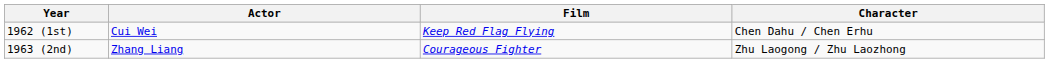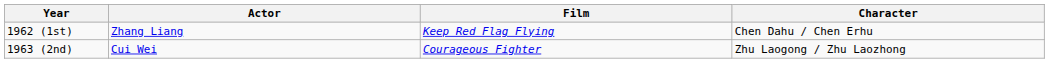(134, 31) Cui Wei -> (147, 31) Zhang Liang
(147, 49) Zhang Liang -> (134, 49) Cui Wei
